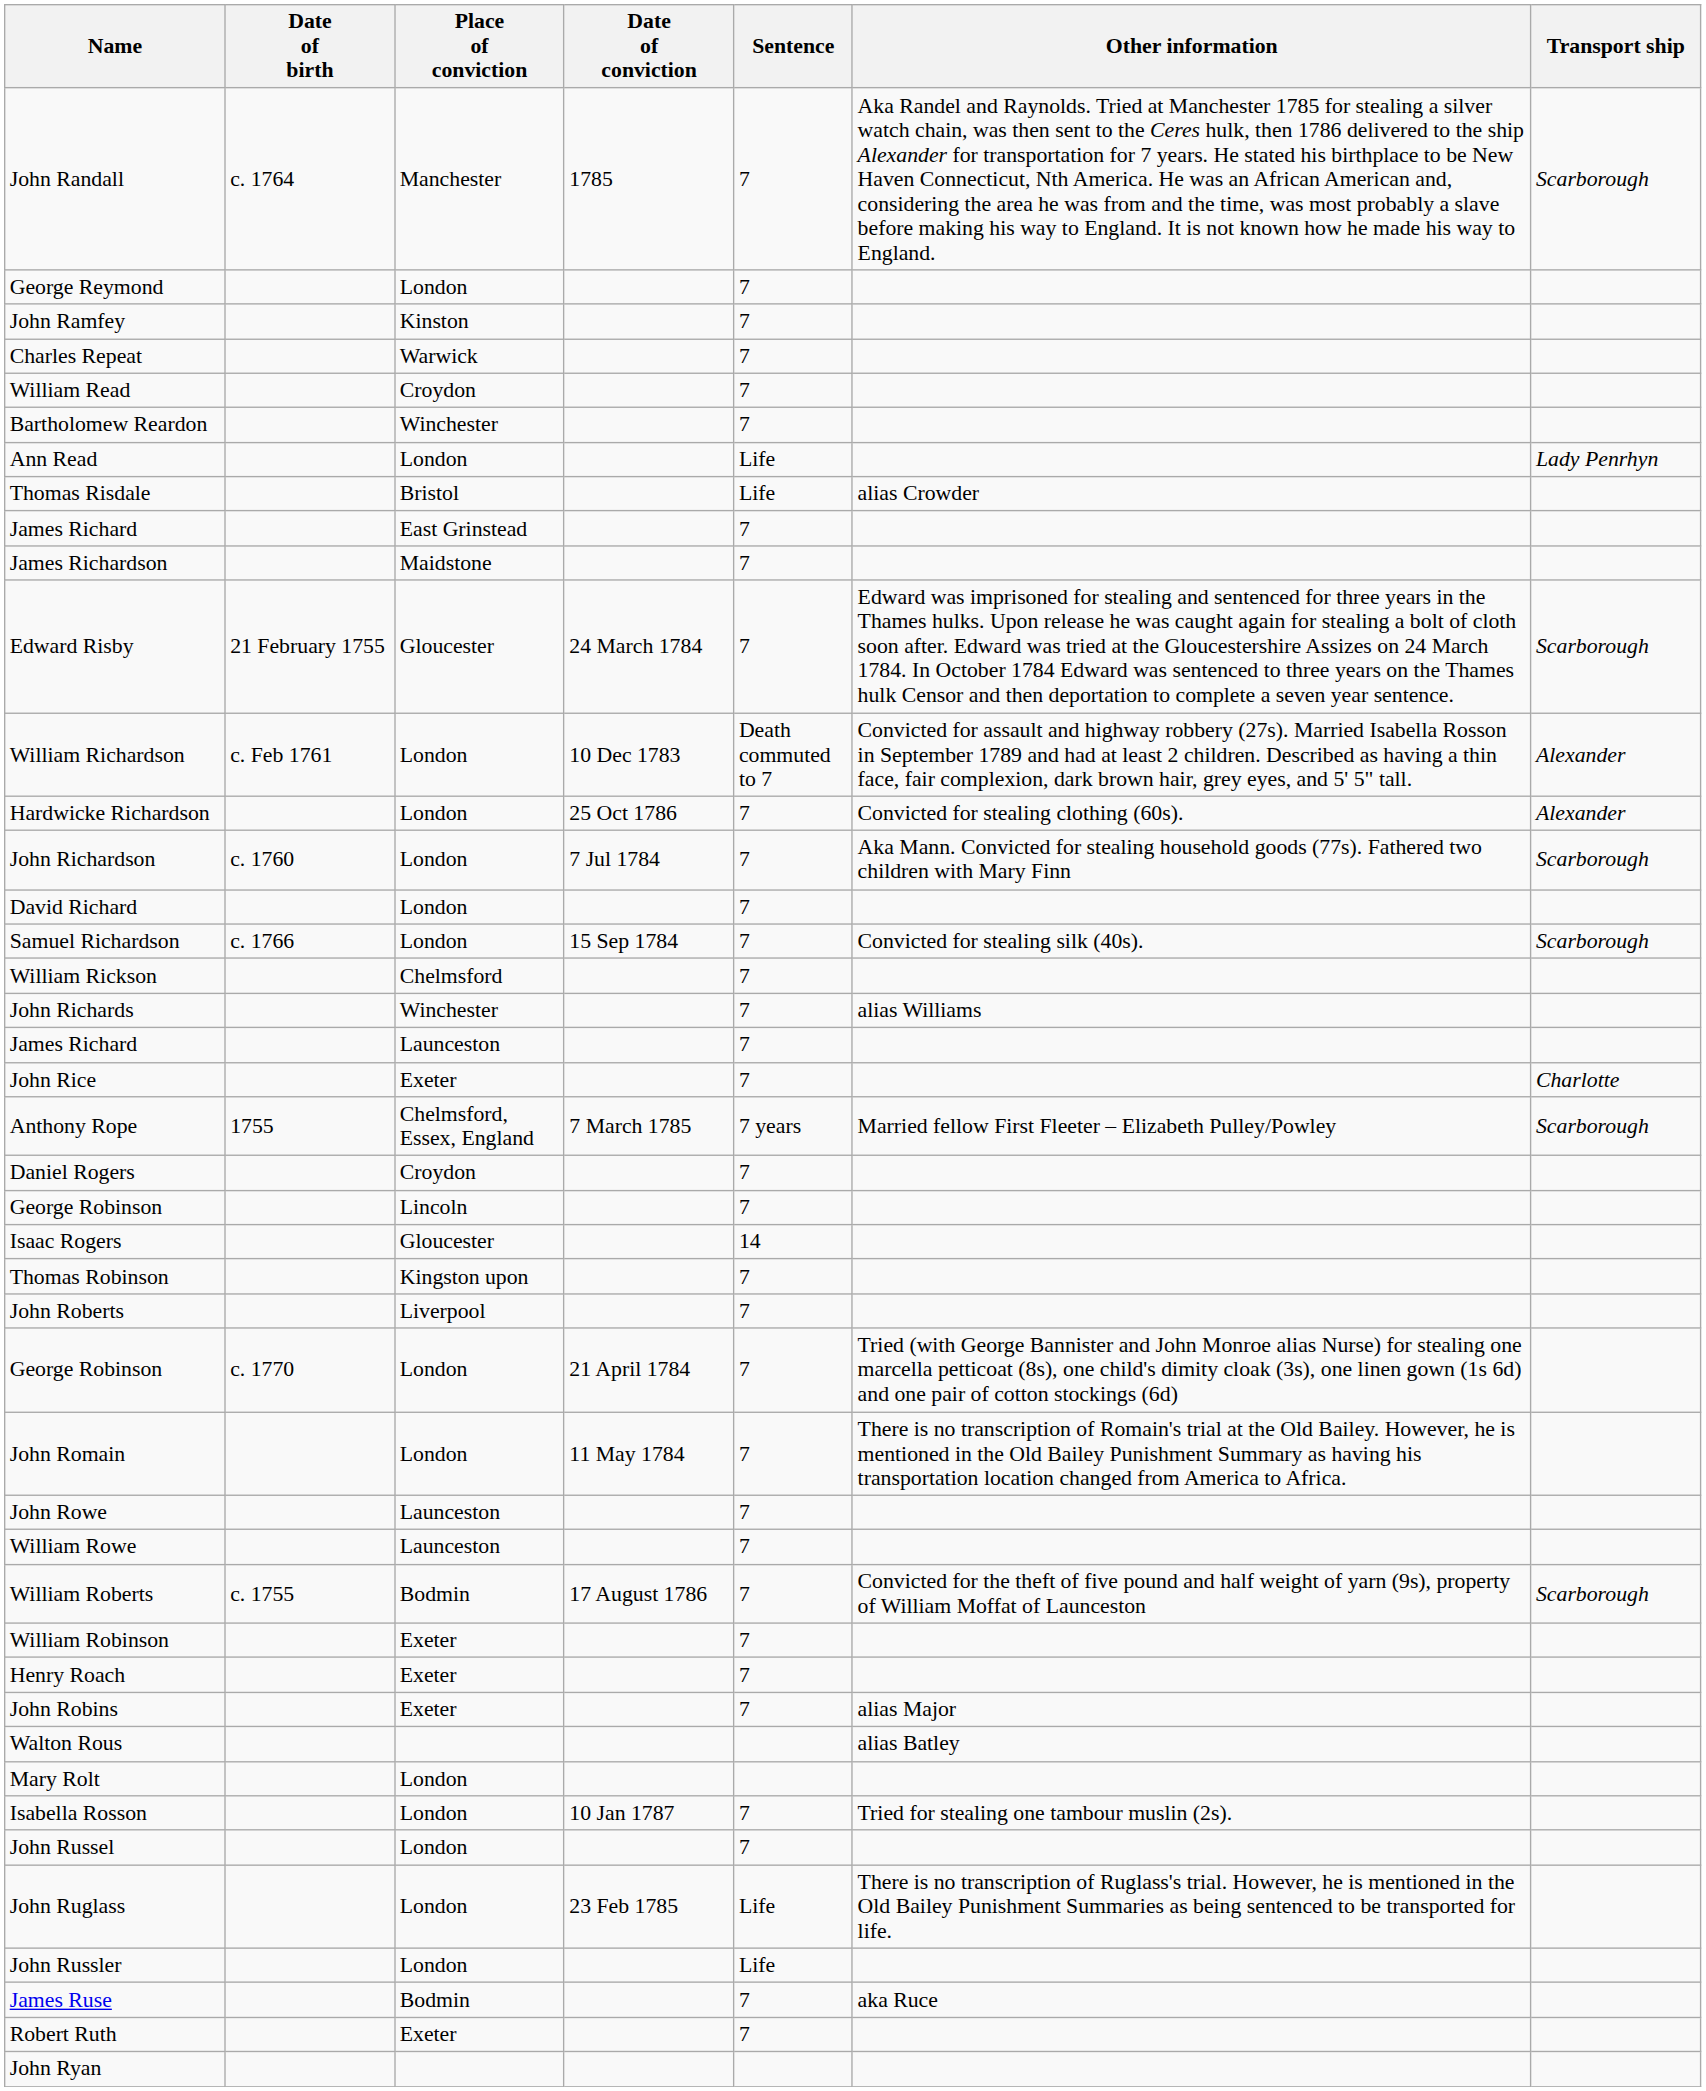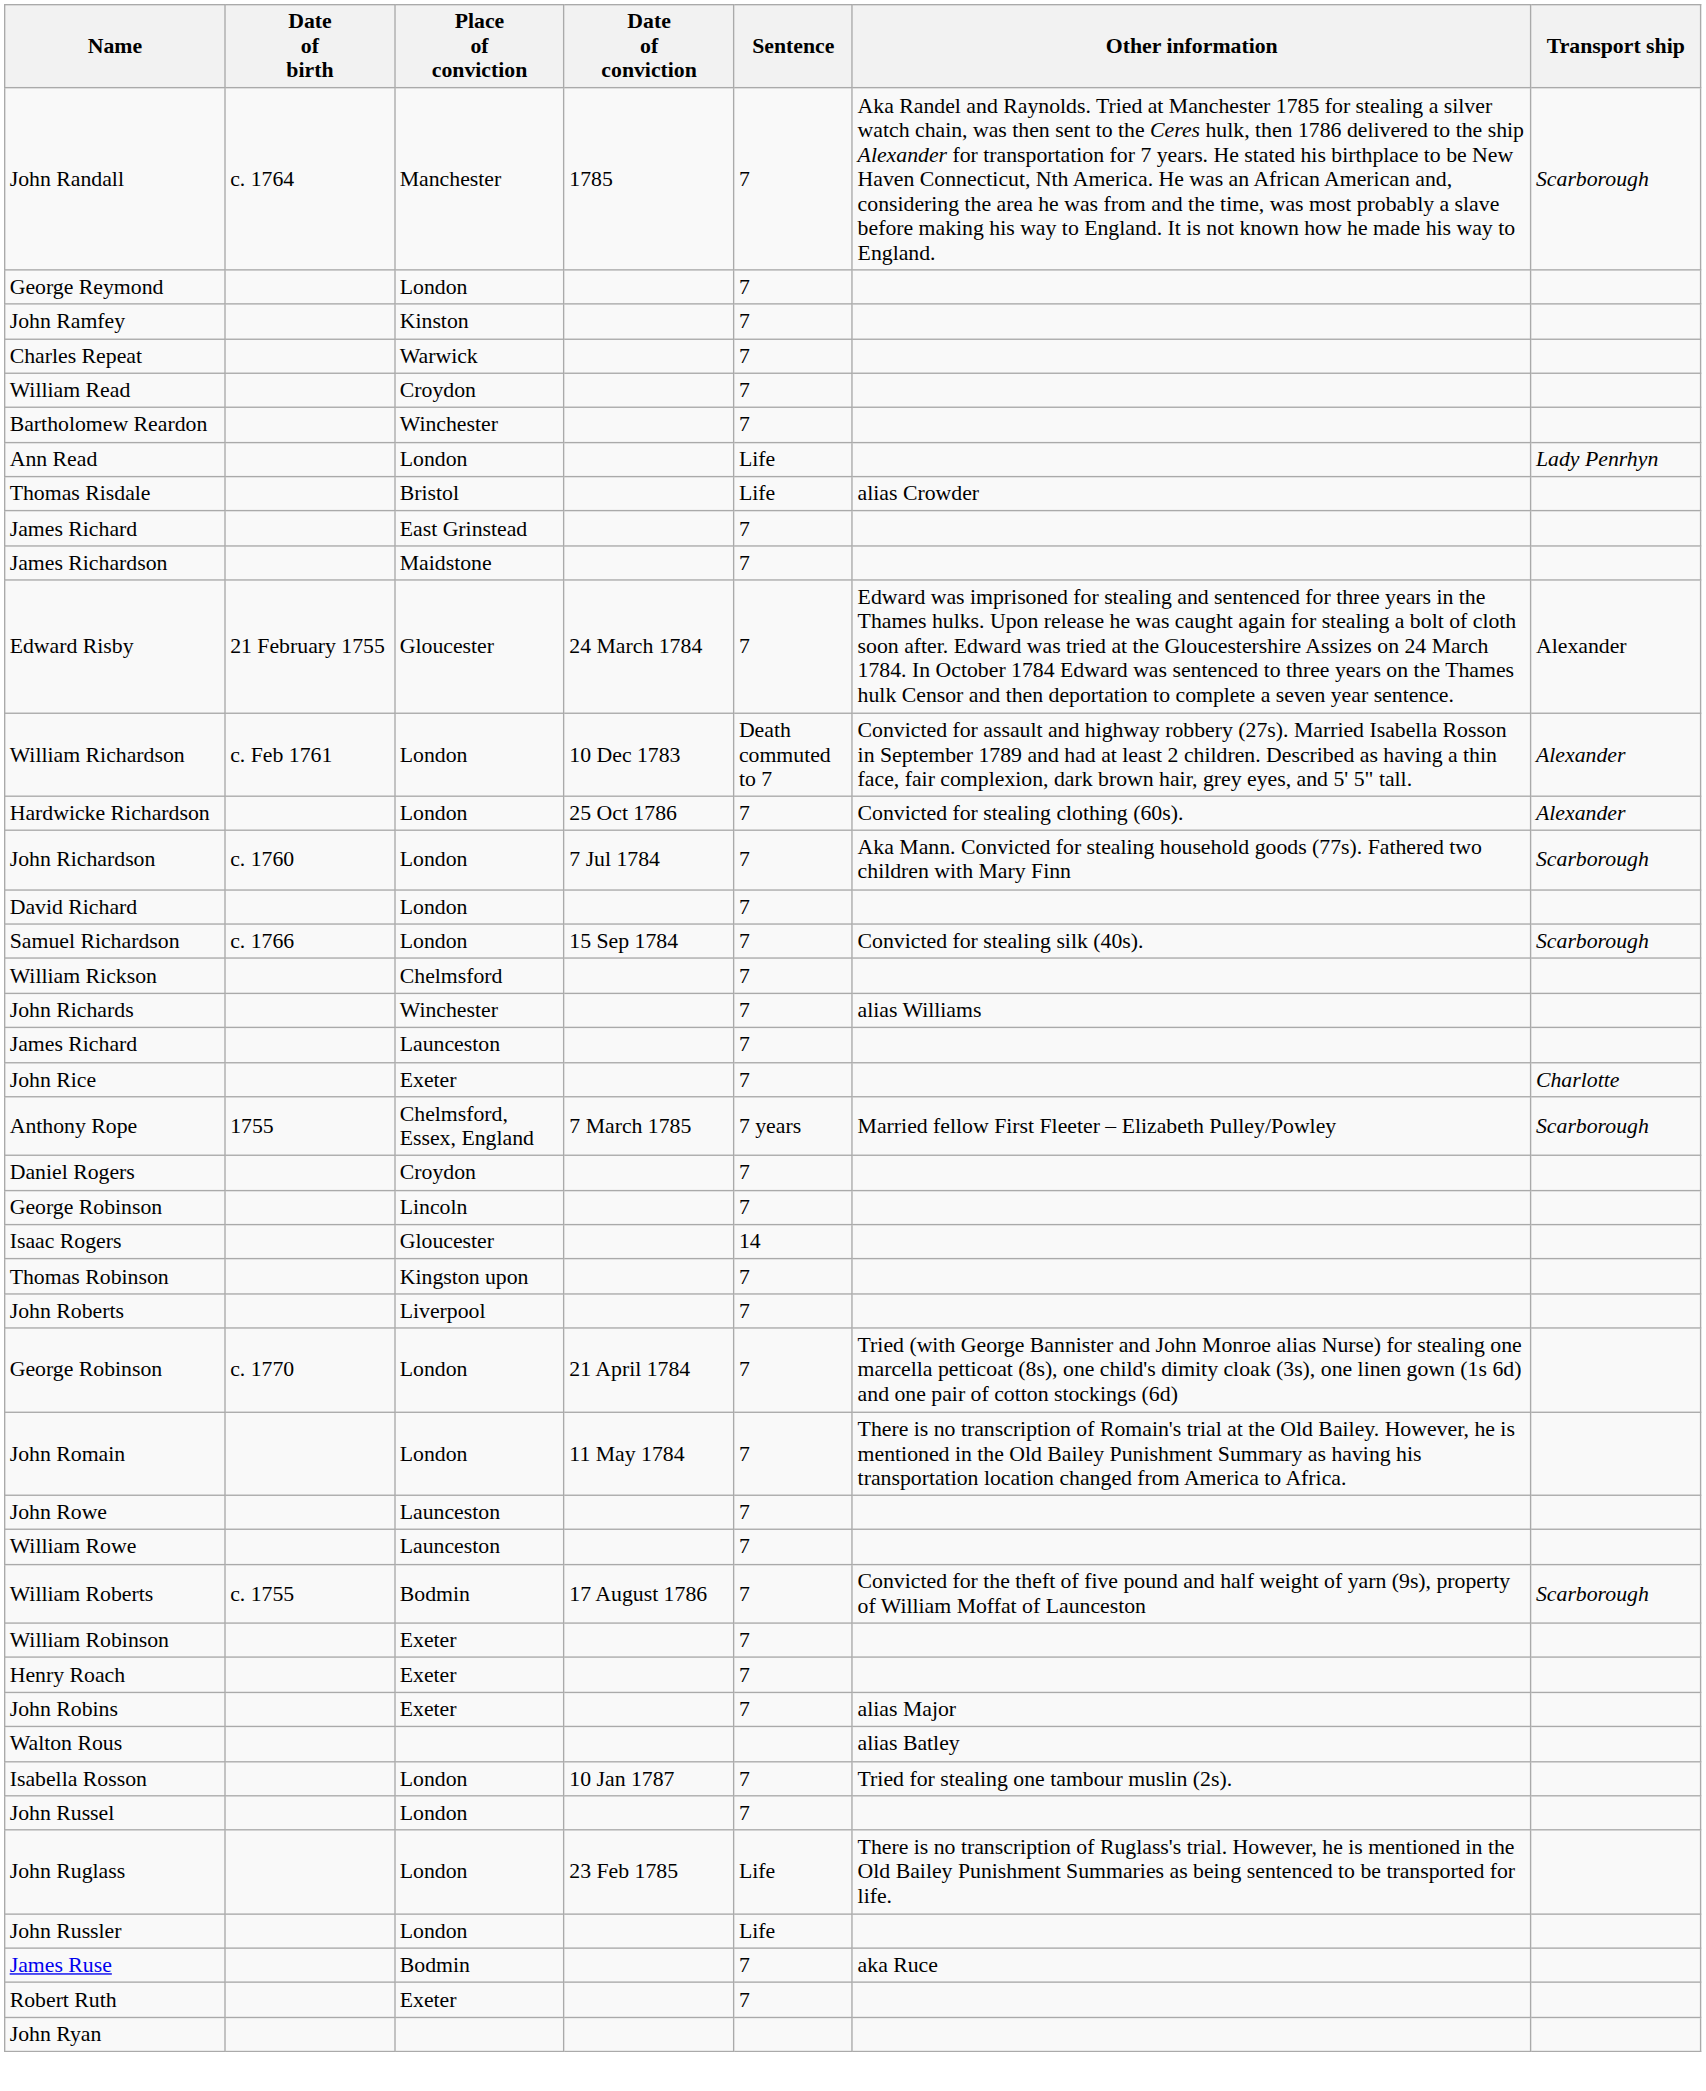(1592, 646) Scarborough -> (1581, 646) Alexander
- row: (55, 1778)
